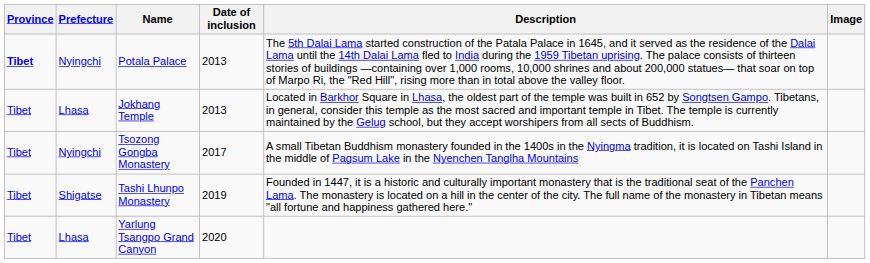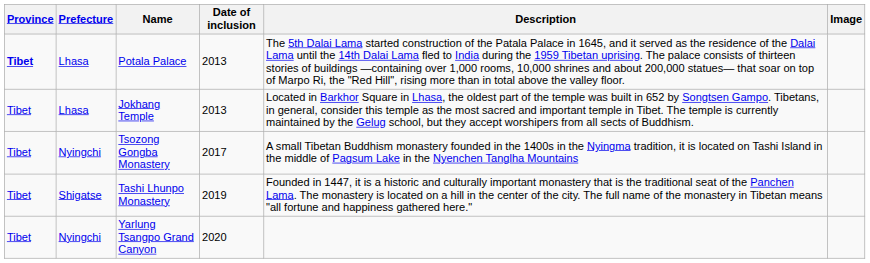(80, 61) Nyingchi -> (74, 61) Lhasa
(74, 237) Lhasa -> (80, 237) Nyingchi
